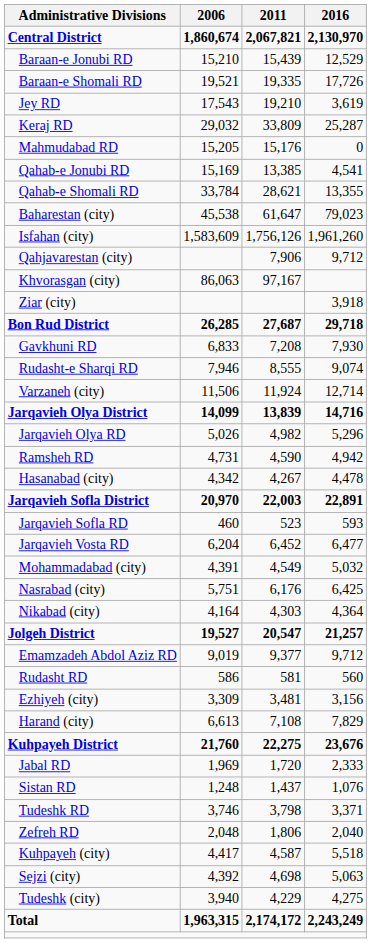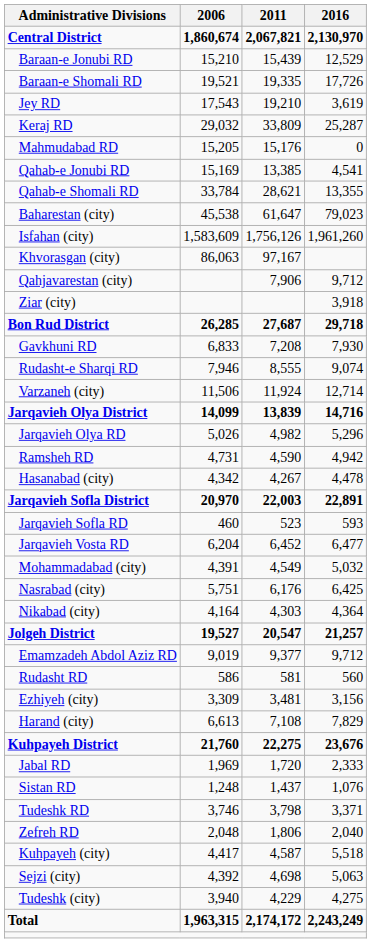rows swapped: (69, 280) <-> (75, 258)
